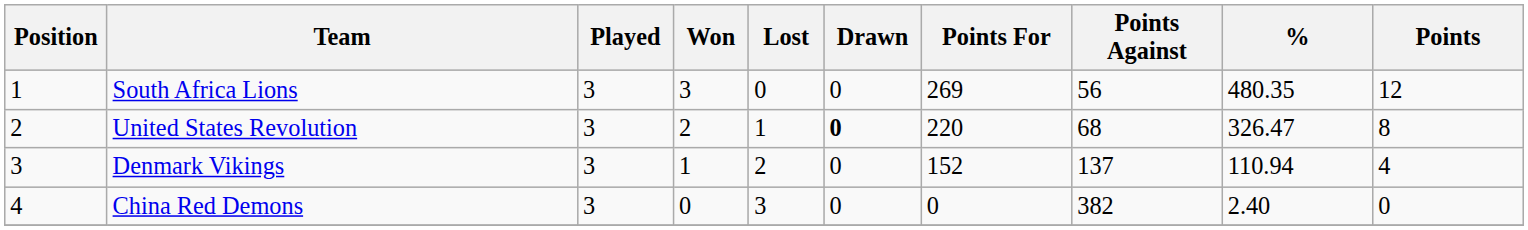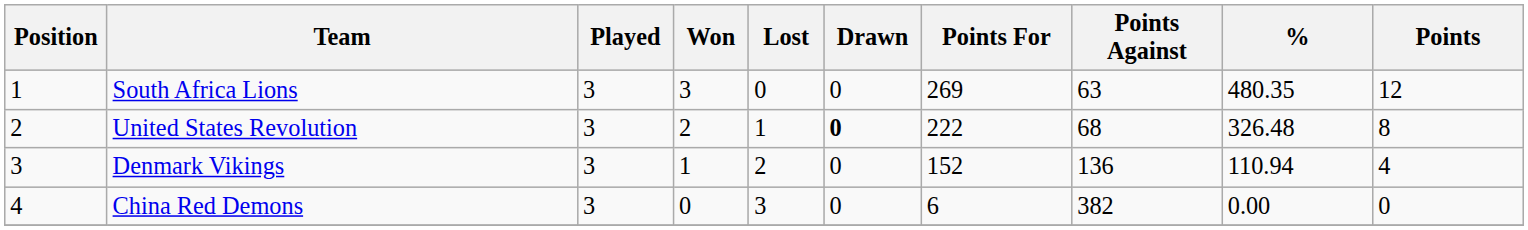(1089, 89) 56 -> (1089, 89) 63
(945, 128) 220 -> (945, 128) 222
(1261, 128) 326.47 -> (1261, 128) 326.48
(1095, 166) 137 -> (1095, 166) 136
(933, 205) 0 -> (933, 205) 6
(1249, 205) 2.40 -> (1249, 205) 0.00
